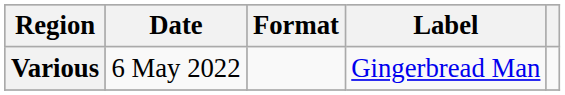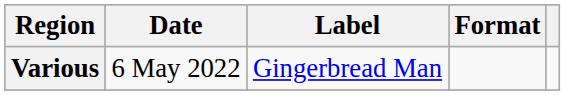columns swapped: (296, 25) <-> (446, 25)
